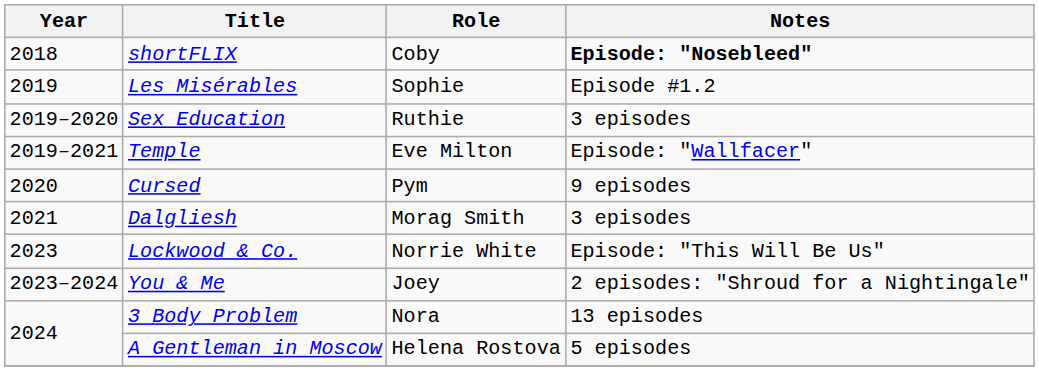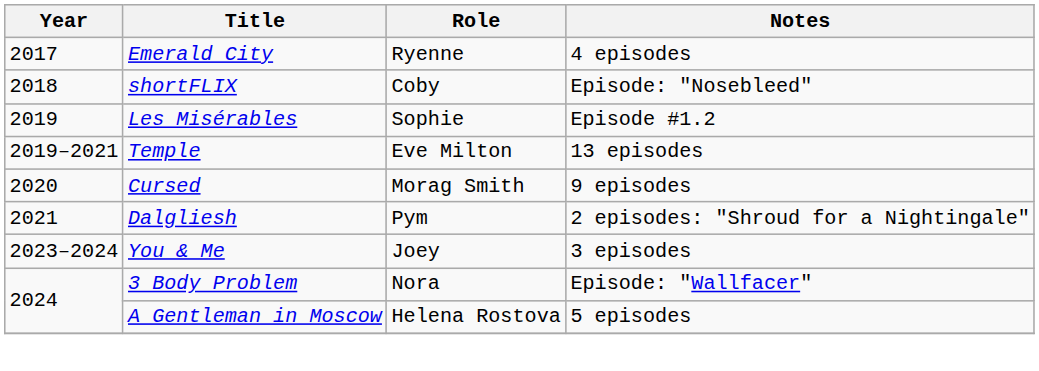+ row: (201, 54)
(691, 54) bold -> (691, 87) normal
- row: (207, 120)
(691, 153) Episode: "Wallfacer" -> (637, 153) 13 episodes
(410, 185) Pym -> (458, 185) Morag Smith
(458, 218) Morag Smith -> (410, 218) Pym
(631, 218) 3 episodes -> (800, 218) 2 episodes: "Shroud for a Nightingale"
- row: (213, 251)
(800, 284) 2 episodes: "Shroud for a Nightingale" -> (631, 251) 3 episodes
(637, 317) 13 episodes -> (691, 284) Episode: "Wallfacer"
